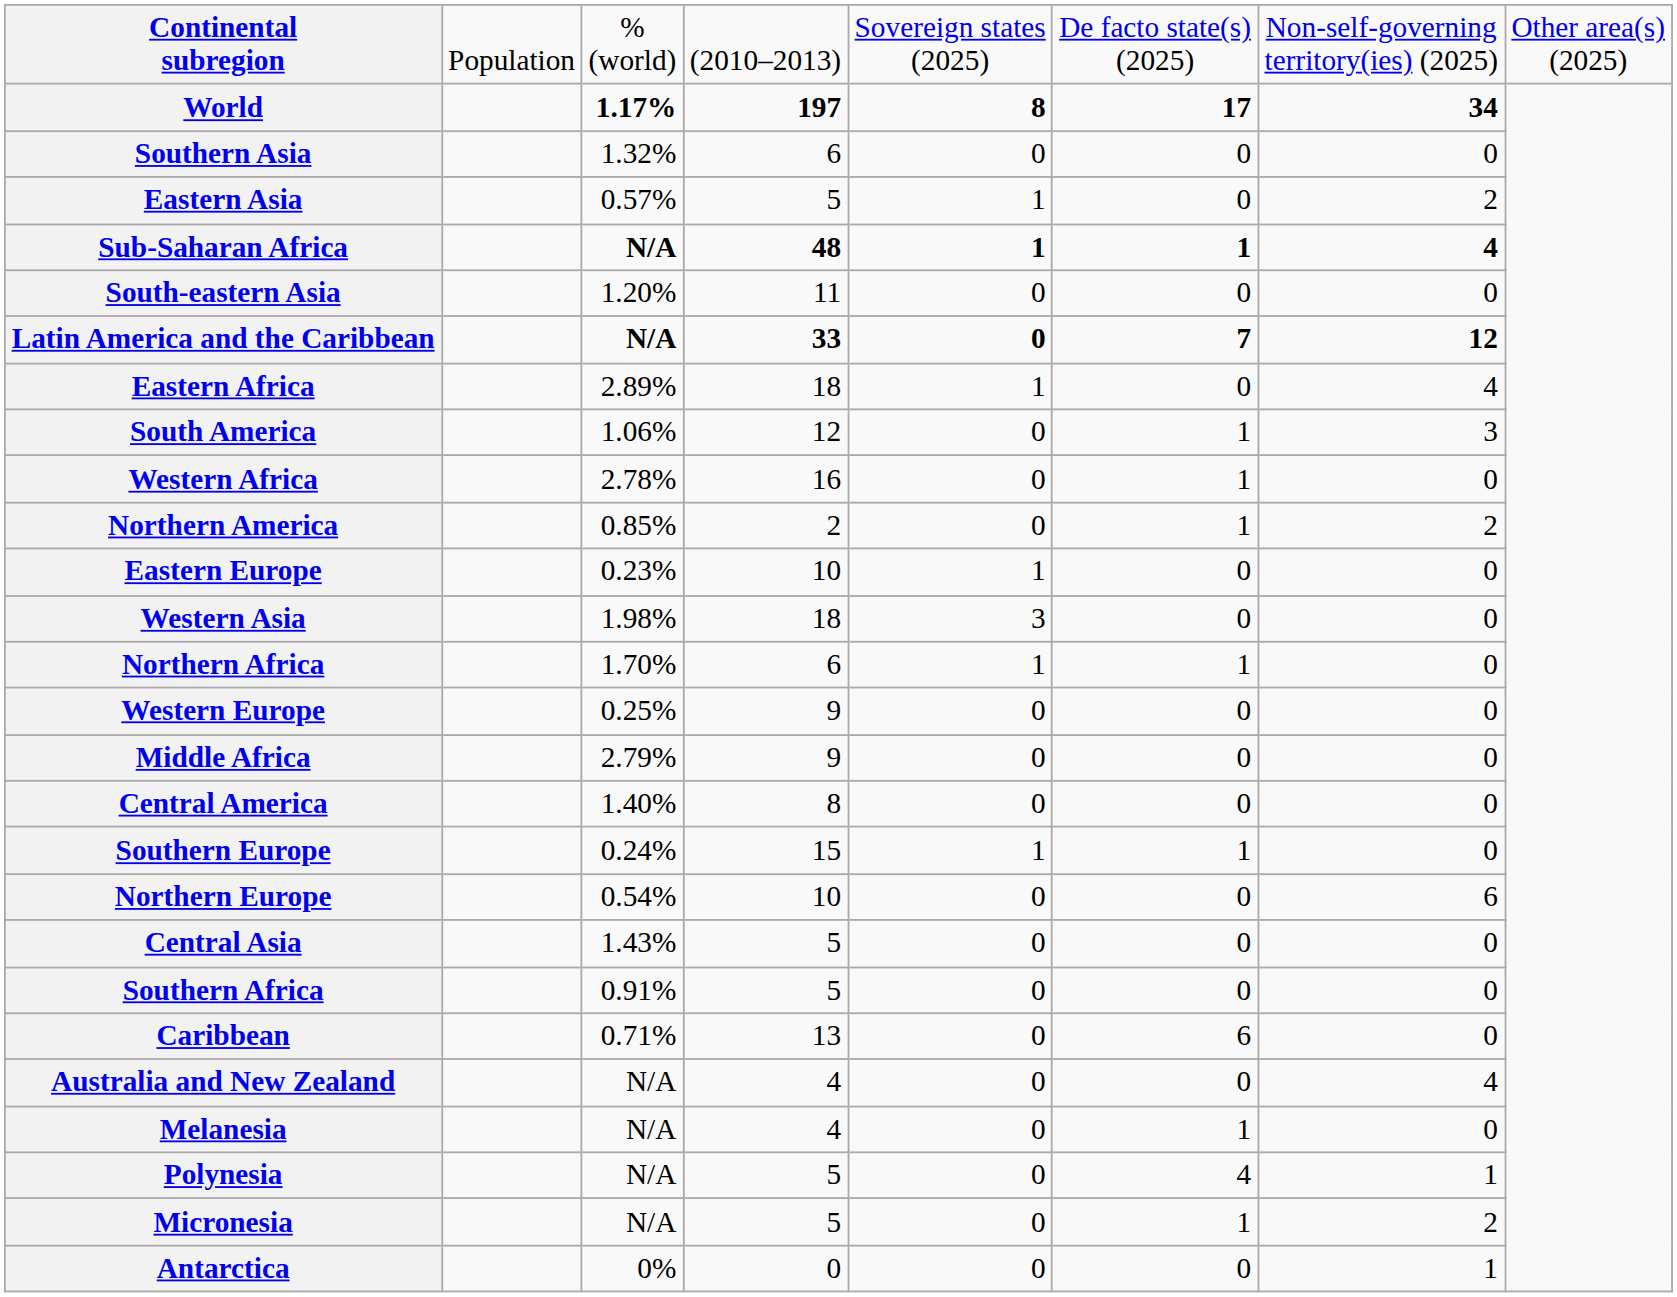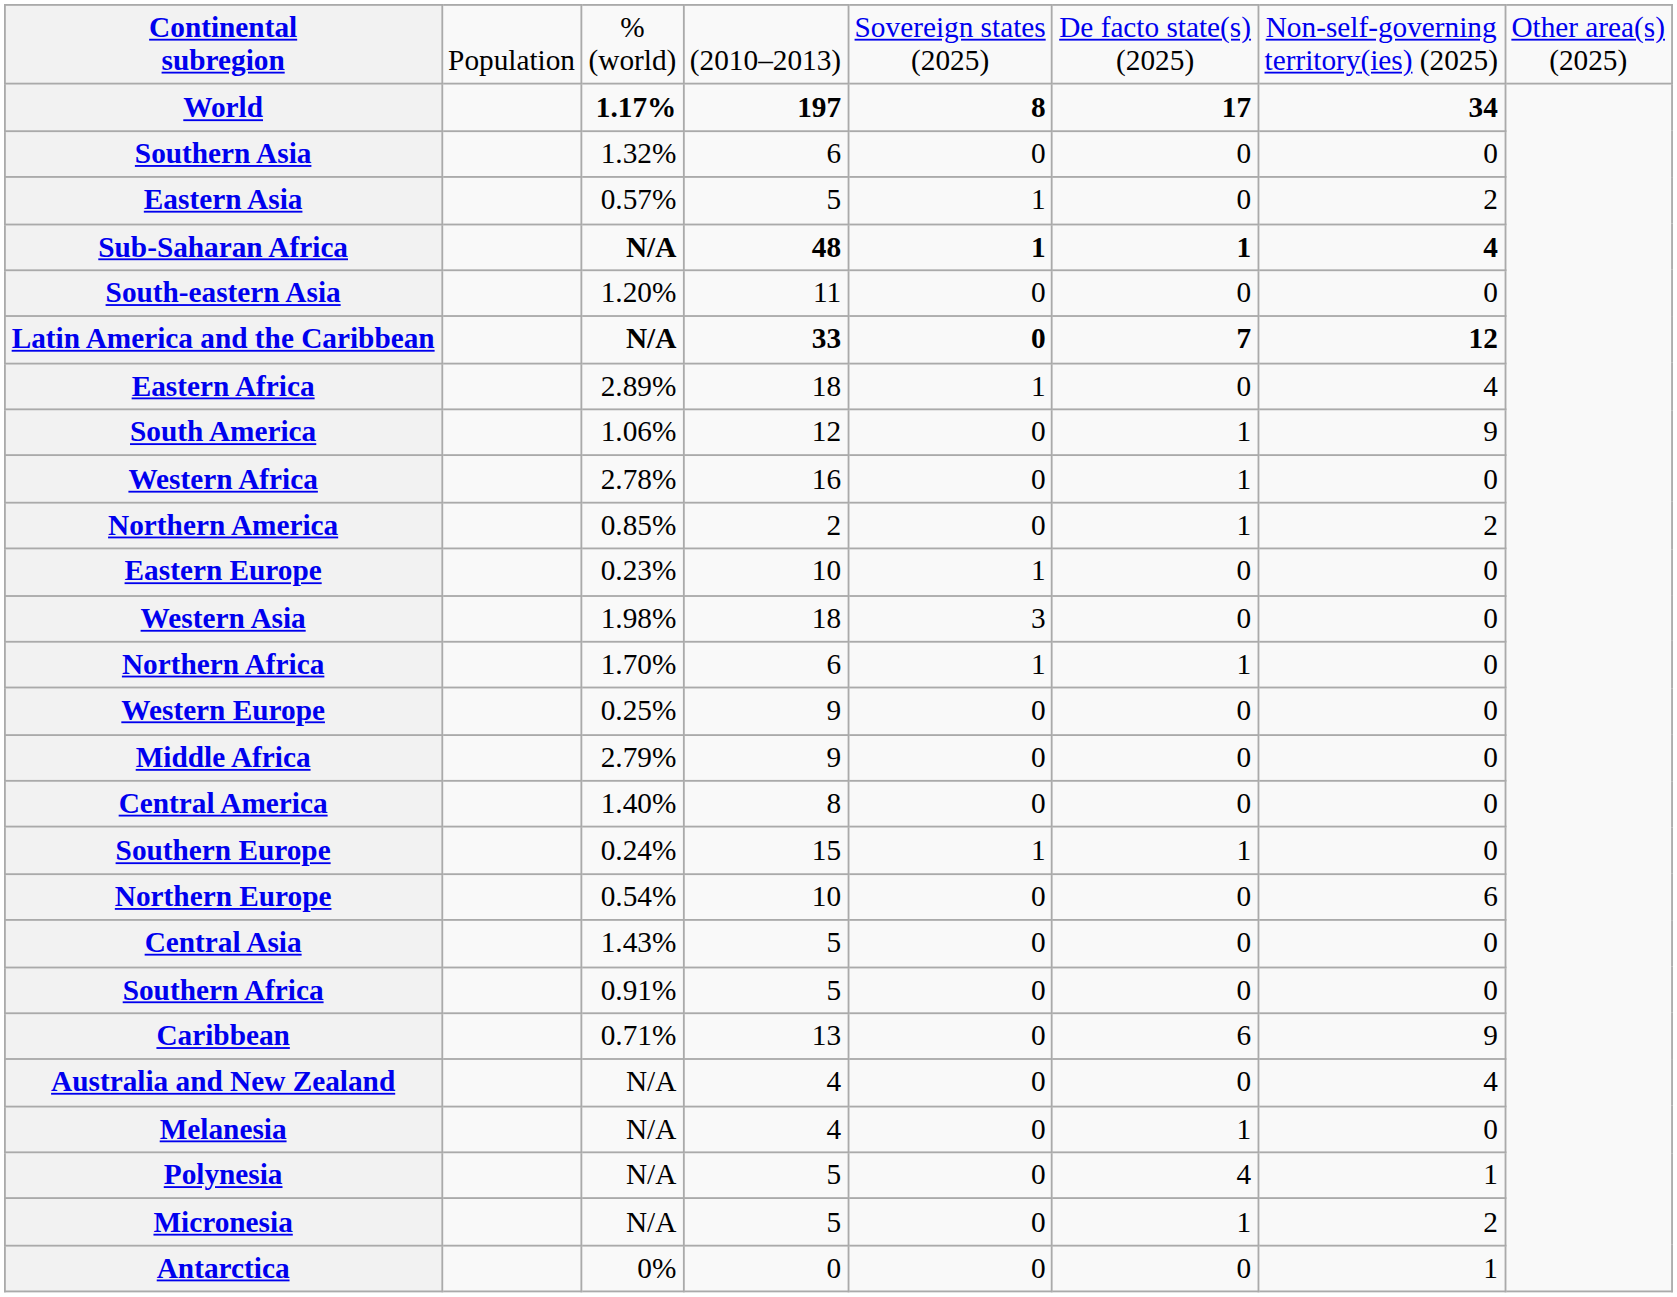(1491, 432) 3 -> (1491, 432) 9
(1491, 1035) 0 -> (1491, 1035) 9
